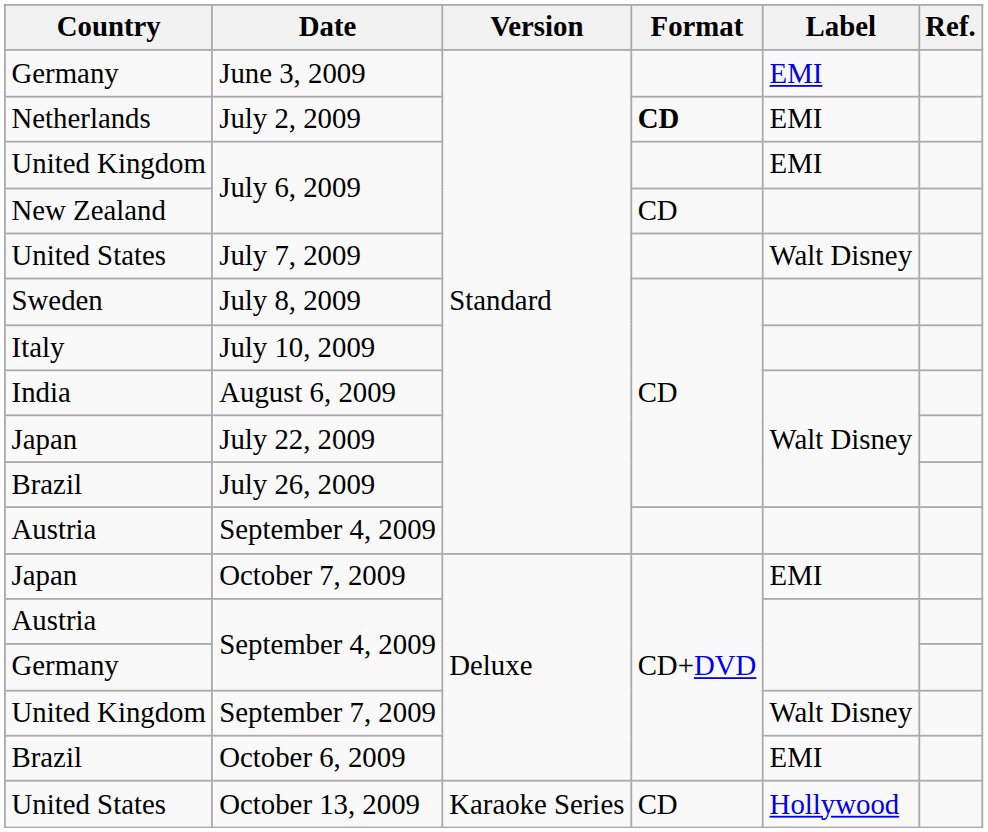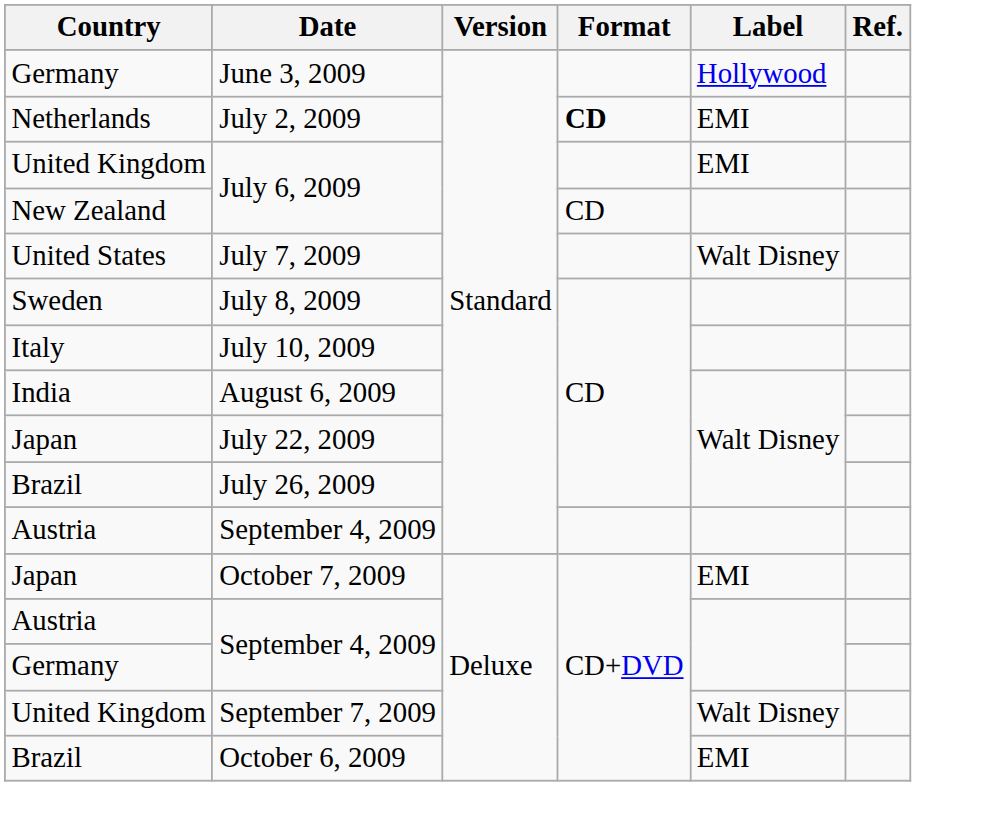(796, 73) EMI -> (762, 73) Hollywood
- row: (89, 803)
